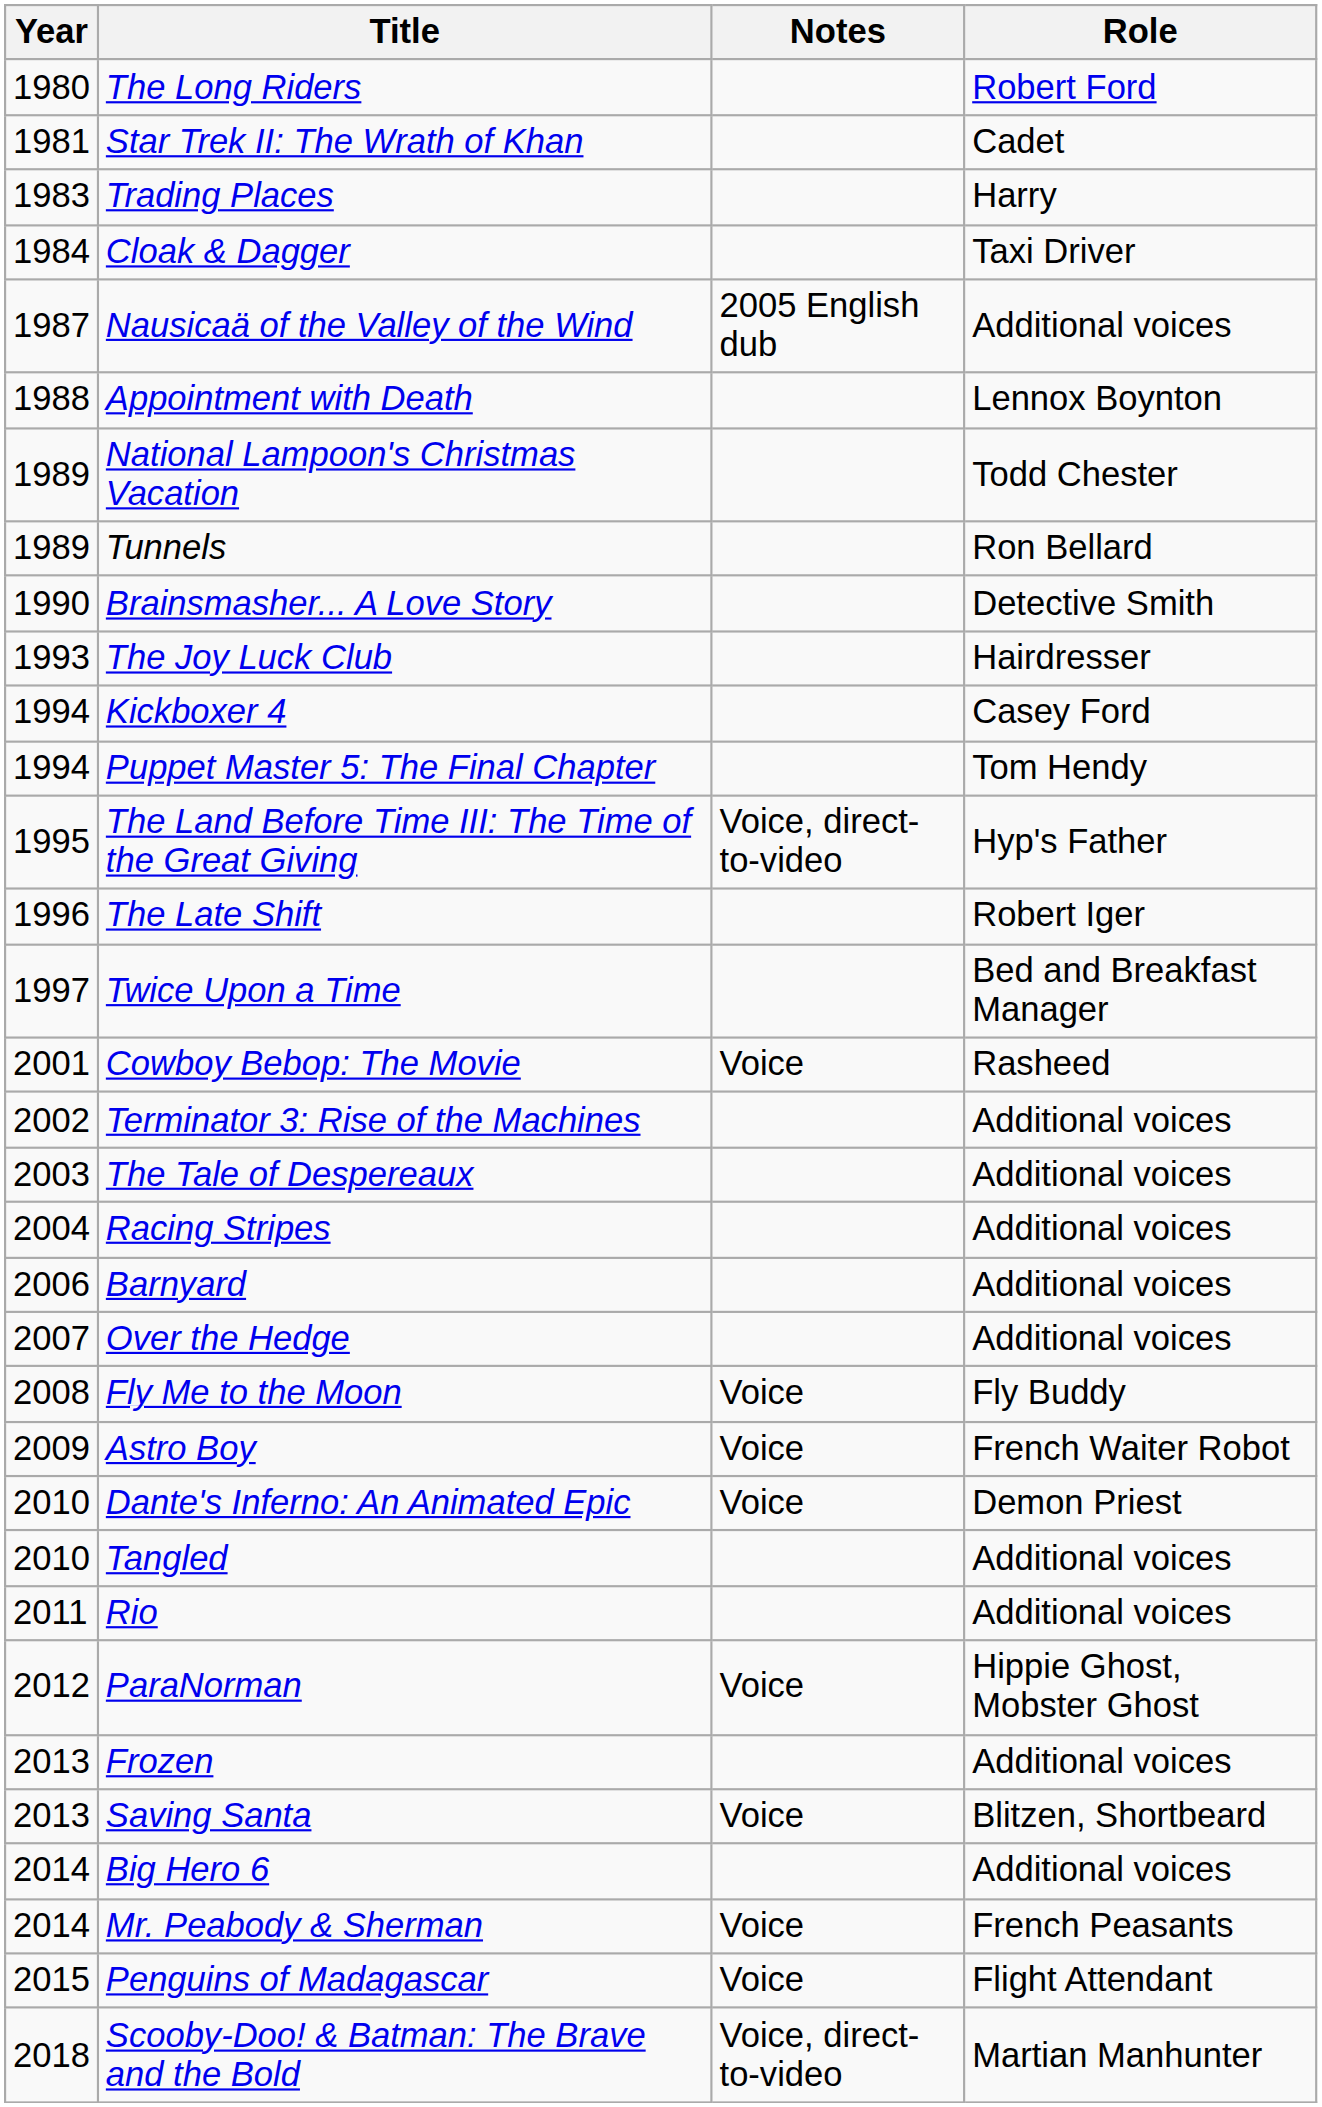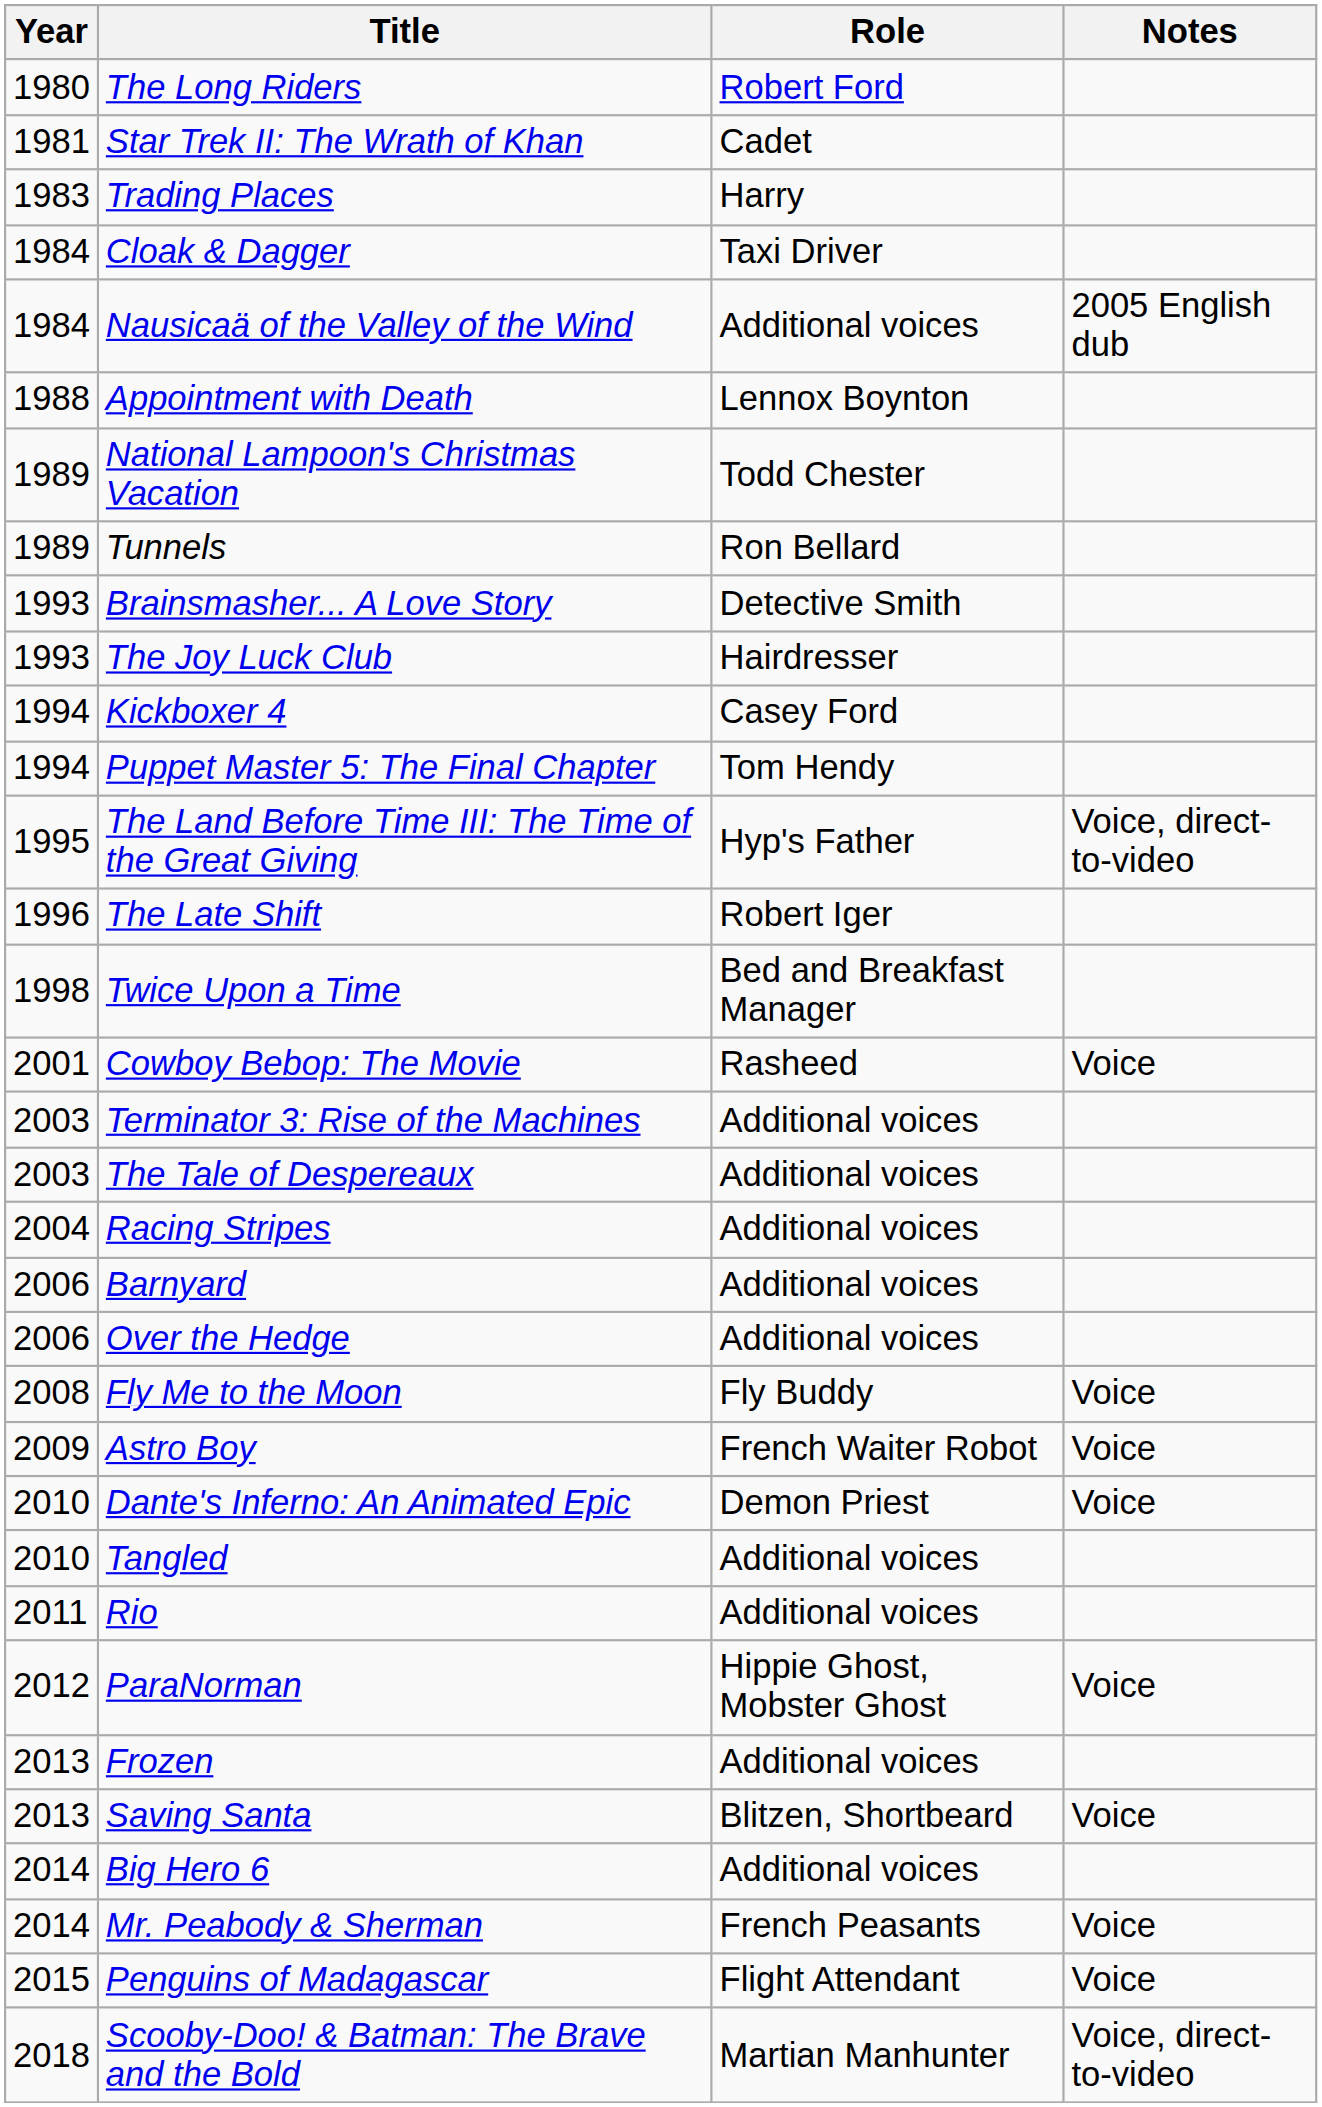columns swapped: (1140, 31) <-> (838, 31)
(51, 325) 1987 -> (51, 325) 1984
(51, 602) 1990 -> (51, 602) 1993
(51, 990) 1997 -> (51, 990) 1998
(51, 1119) 2002 -> (51, 1119) 2003
(51, 1338) 2007 -> (51, 1338) 2006
